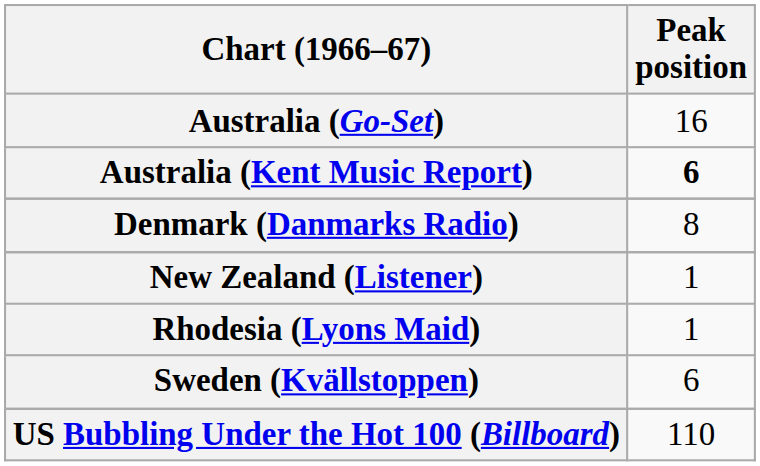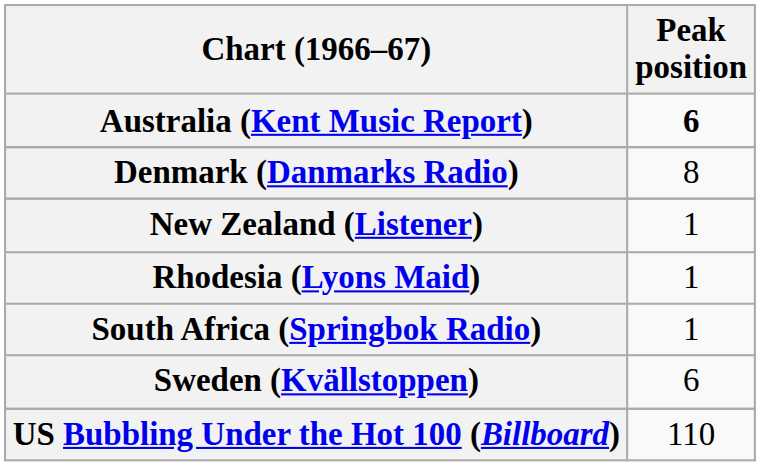- row: (316, 119)
+ row: (316, 329)
